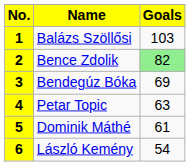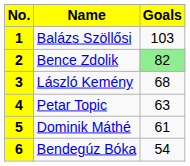(87, 82) Bendegúz Bóka -> (85, 82) László Kemény
(162, 82) 69 -> (162, 82) 68
(85, 149) László Kemény -> (87, 149) Bendegúz Bóka
